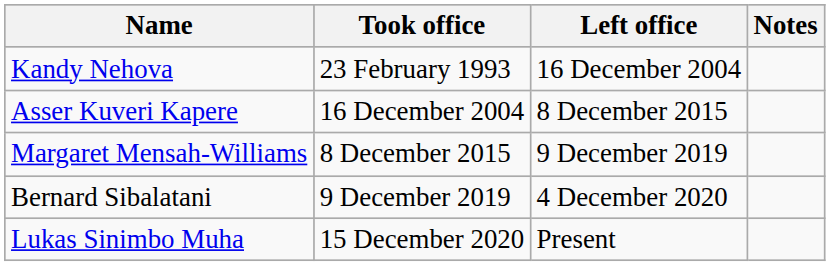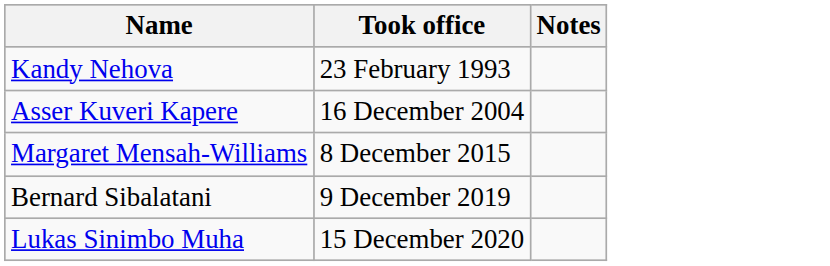- column: (639, 25)
